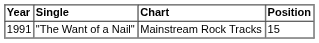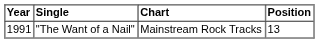(274, 29) 15 -> (274, 29) 13
